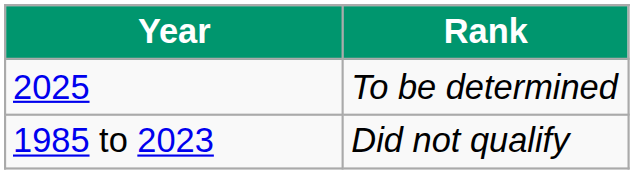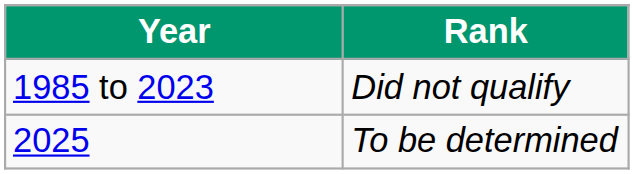rows swapped: (113, 140) <-> (51, 86)
